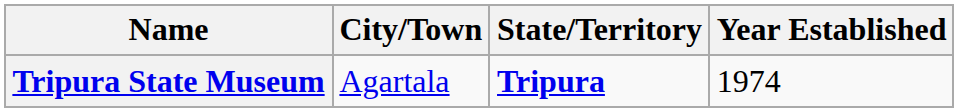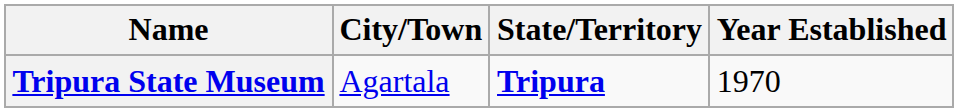(749, 80) 1974 -> (749, 80) 1970
